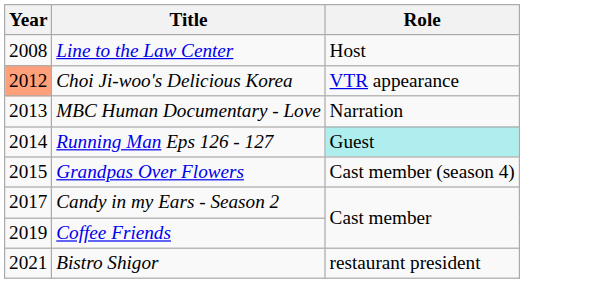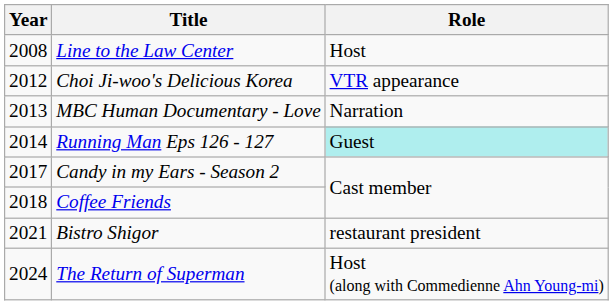(28, 80) lightsalmon background -> (28, 80) no background
- row: (150, 171)
(28, 232) 2019 -> (28, 202) 2018
+ row: (150, 274)
